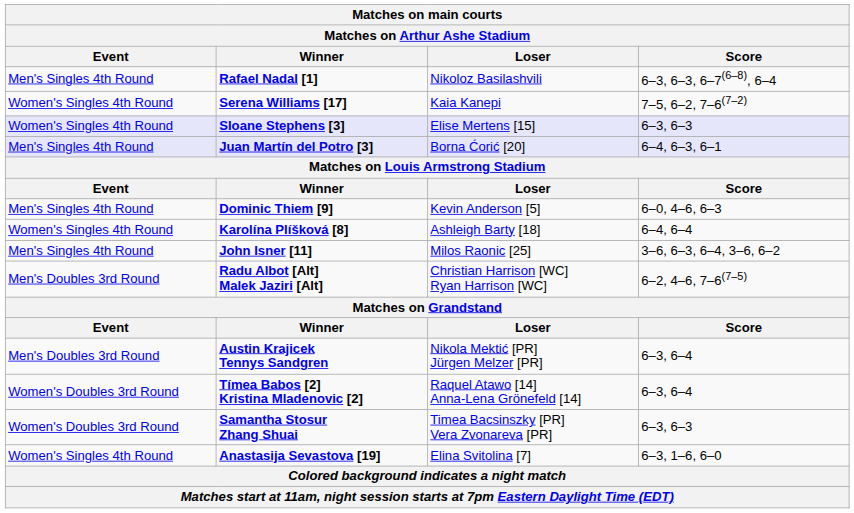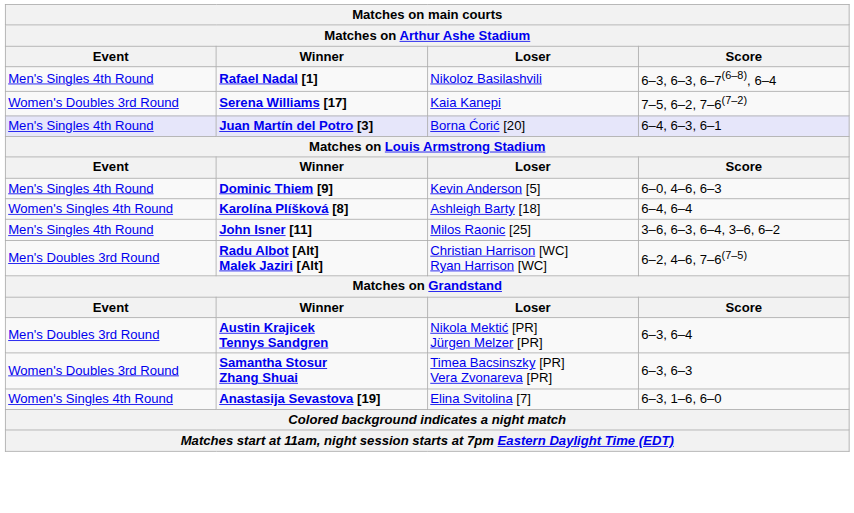(91, 103) Women's Singles 4th Round -> (94, 103) Women's Doubles 3rd Round
- row: (282, 126)
- row: (291, 391)
